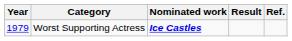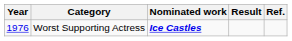(18, 28) 1979 -> (18, 28) 1976
